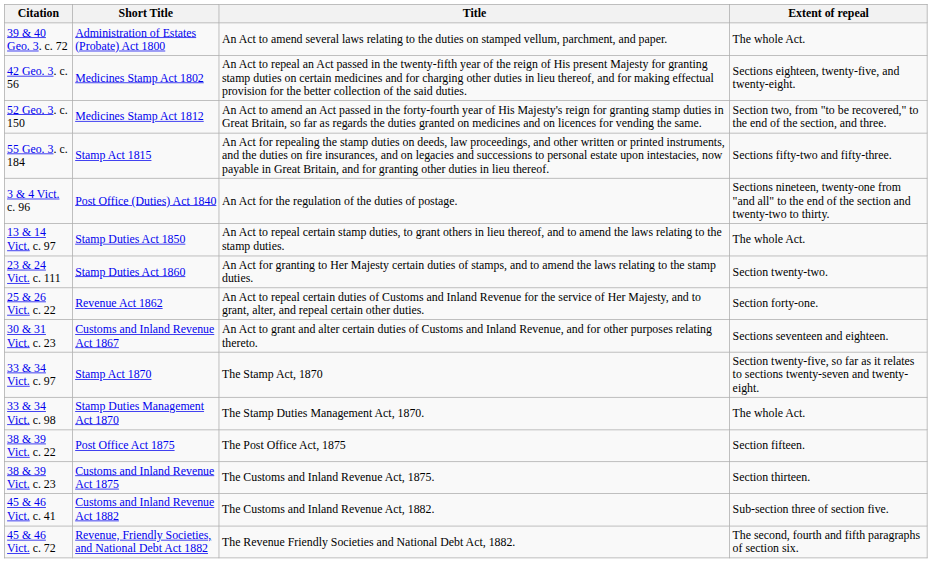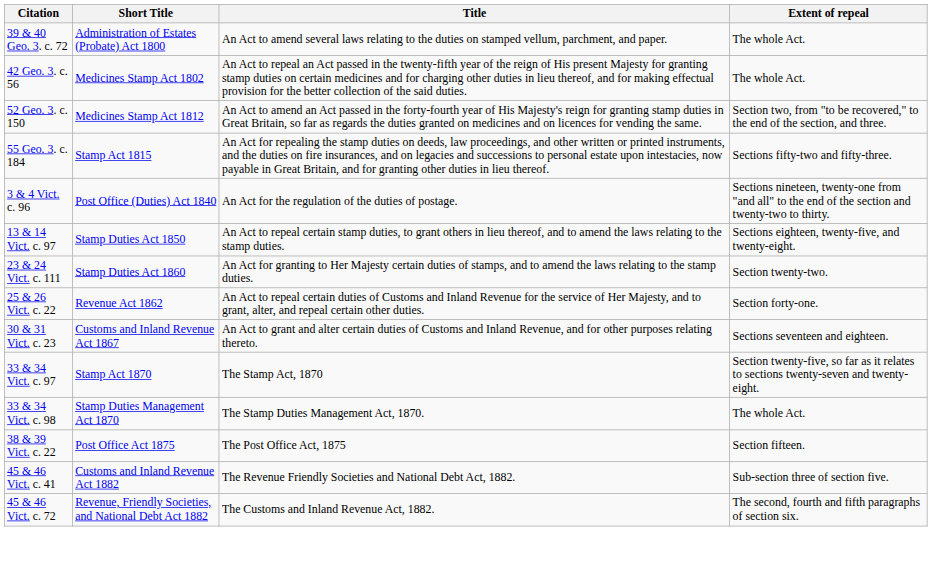(816, 78) Sections eighteen, twenty-five, and twenty-eight. -> (769, 78) The whole Act.
(769, 239) The whole Act. -> (816, 239) Sections eighteen, twenty-five, and twenty-eight.
- row: (31, 477)
(328, 509) The Customs and Inland Revenue Act, 1882. -> (369, 477) The Revenue Friendly Societies and National Debt Act, 1882.
(369, 541) The Revenue Friendly Societies and National Debt Act, 1882. -> (328, 509) The Customs and Inland Revenue Act, 1882.
